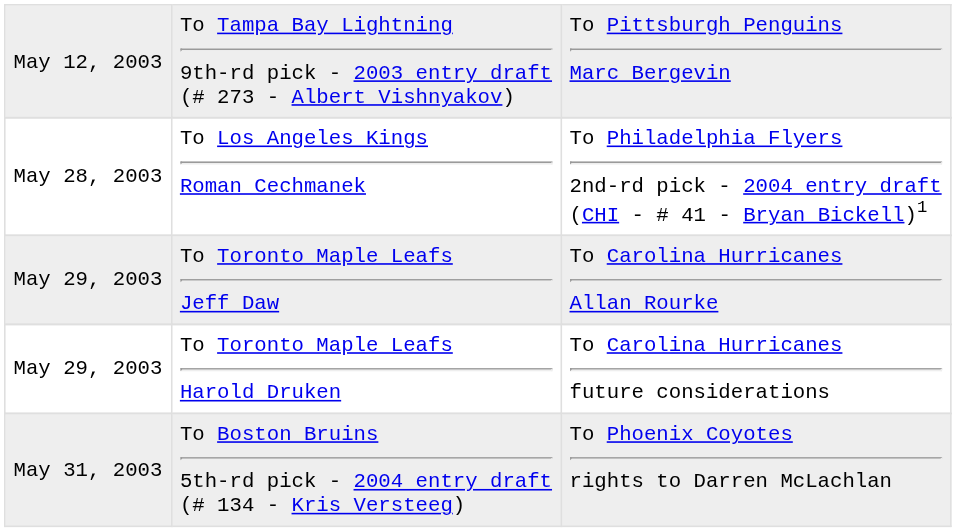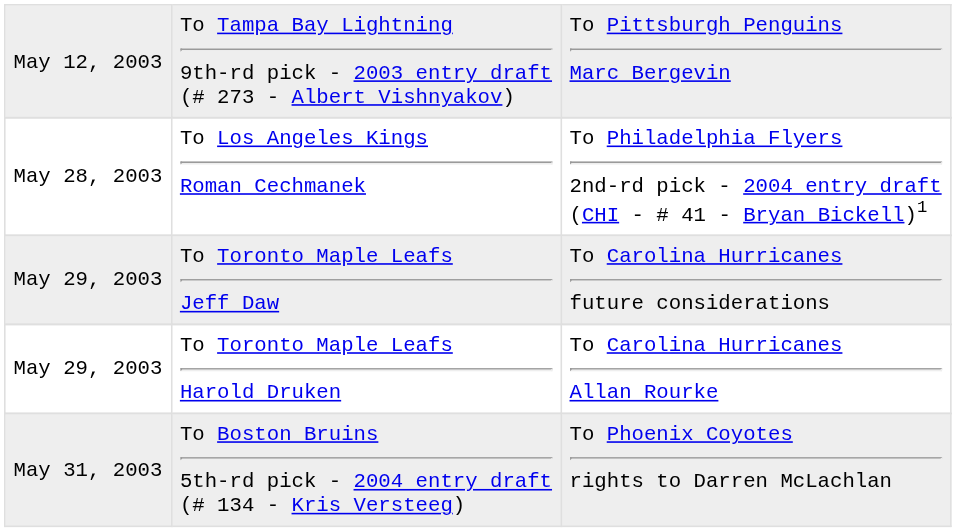(756, 280) To Carolina Hurricanes Allan Rourke -> (756, 280) To Carolina Hurricanes future considerations
(756, 369) To Carolina Hurricanes future considerations -> (756, 369) To Carolina Hurricanes Allan Rourke
